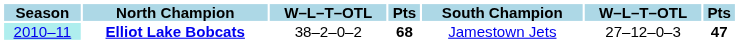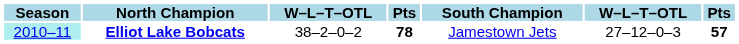(404, 31) 68 -> (404, 31) 78
(719, 31) 47 -> (719, 31) 57
